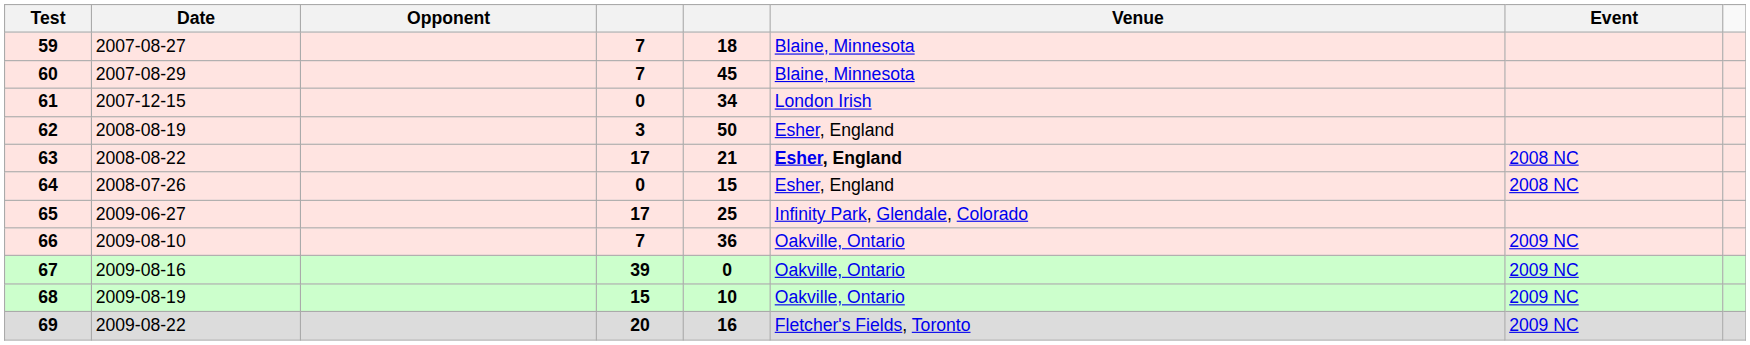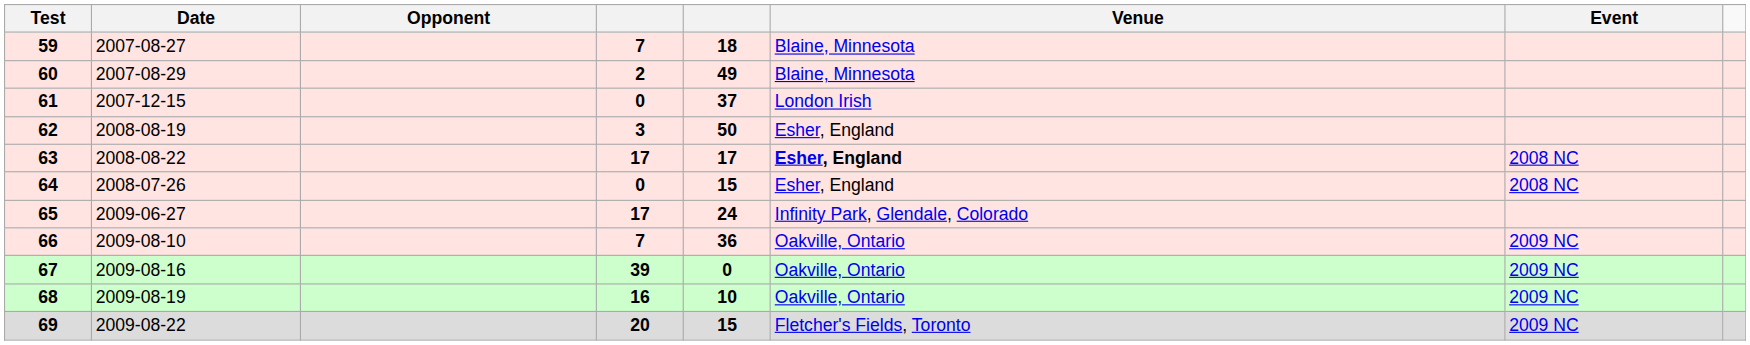(640, 74) 7 -> (640, 74) 2
(727, 74) 45 -> (727, 74) 49
(727, 102) 34 -> (727, 102) 37
(727, 158) 21 -> (727, 158) 17
(727, 213) 25 -> (727, 213) 24
(640, 297) 15 -> (640, 297) 16
(727, 325) 16 -> (727, 325) 15
